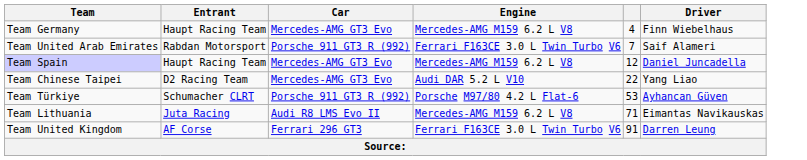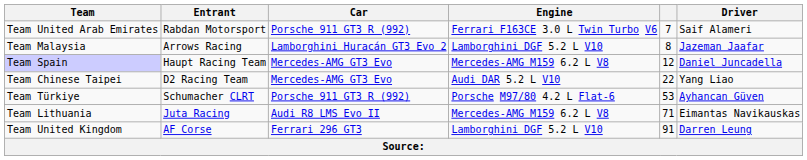- row: (43, 30)
+ row: (46, 46)
(518, 130) Ferrari F163CE 3.0 L Twin Turbo V6 -> (527, 130) Lamborghini DGF 5.2 L V10
